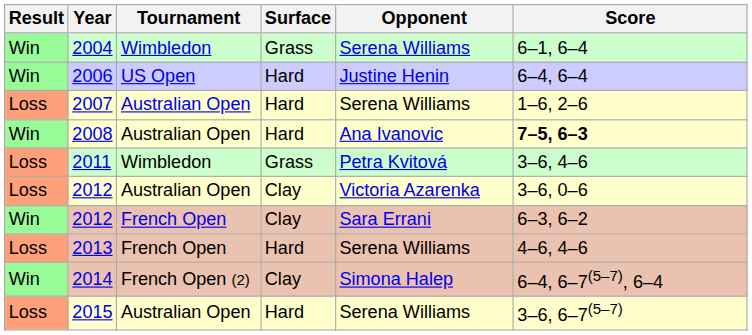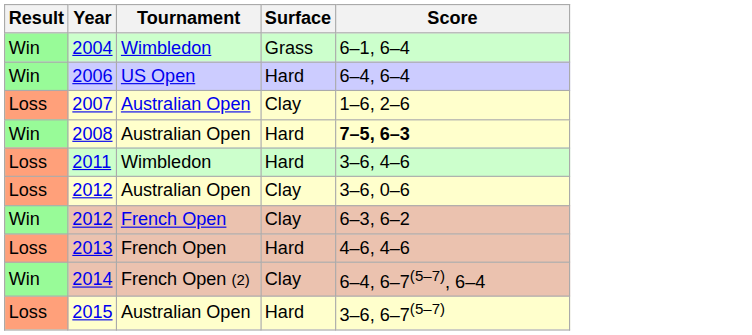- column: (424, 18)
(284, 104) Hard -> (283, 104) Clay
(289, 162) Grass -> (284, 162) Hard
